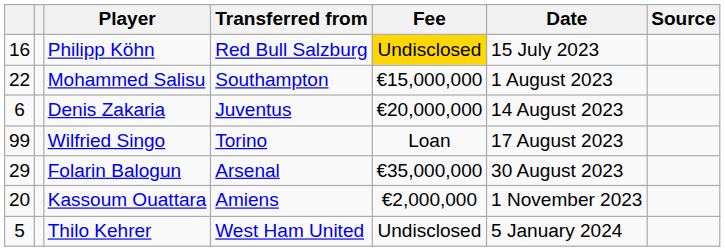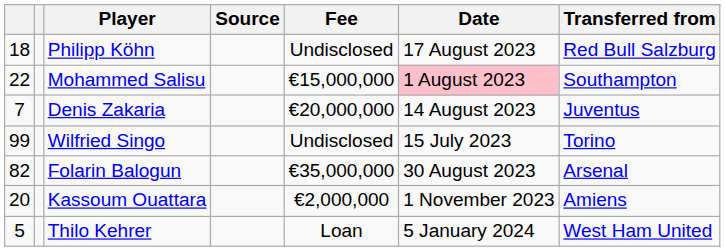columns swapped: (291, 19) <-> (684, 19)
(20, 49) 16 -> (20, 49) 18
(429, 49) gold background -> (342, 49) no background
(545, 49) 15 July 2023 -> (469, 49) 17 August 2023
(552, 79) no background -> (464, 79) pink background
(20, 110) 6 -> (20, 110) 7
(429, 140) Loan -> (342, 140) Undisclosed
(557, 140) 17 August 2023 -> (457, 140) 15 July 2023
(20, 170) 29 -> (20, 170) 82
(429, 230) Undisclosed -> (342, 230) Loan
